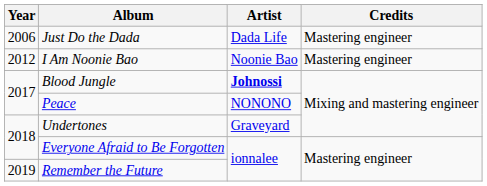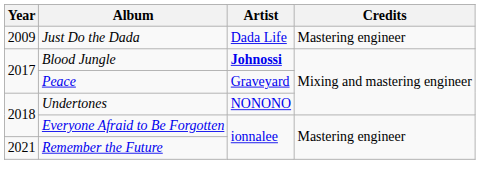(22, 37) 2006 -> (22, 37) 2009
- row: (90, 59)
(261, 103) NONONO -> (260, 81) Graveyard
(260, 125) Graveyard -> (261, 103) NONONO
(22, 170) 2019 -> (22, 147) 2021
